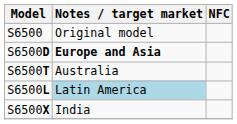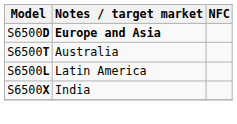- row: (25, 33)
(101, 90) lightblue background -> (101, 71) no background
